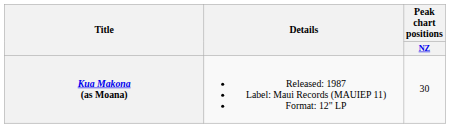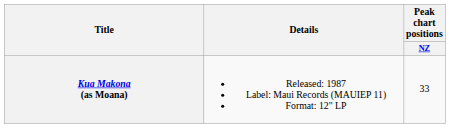(424, 89) 30 -> (424, 89) 33
